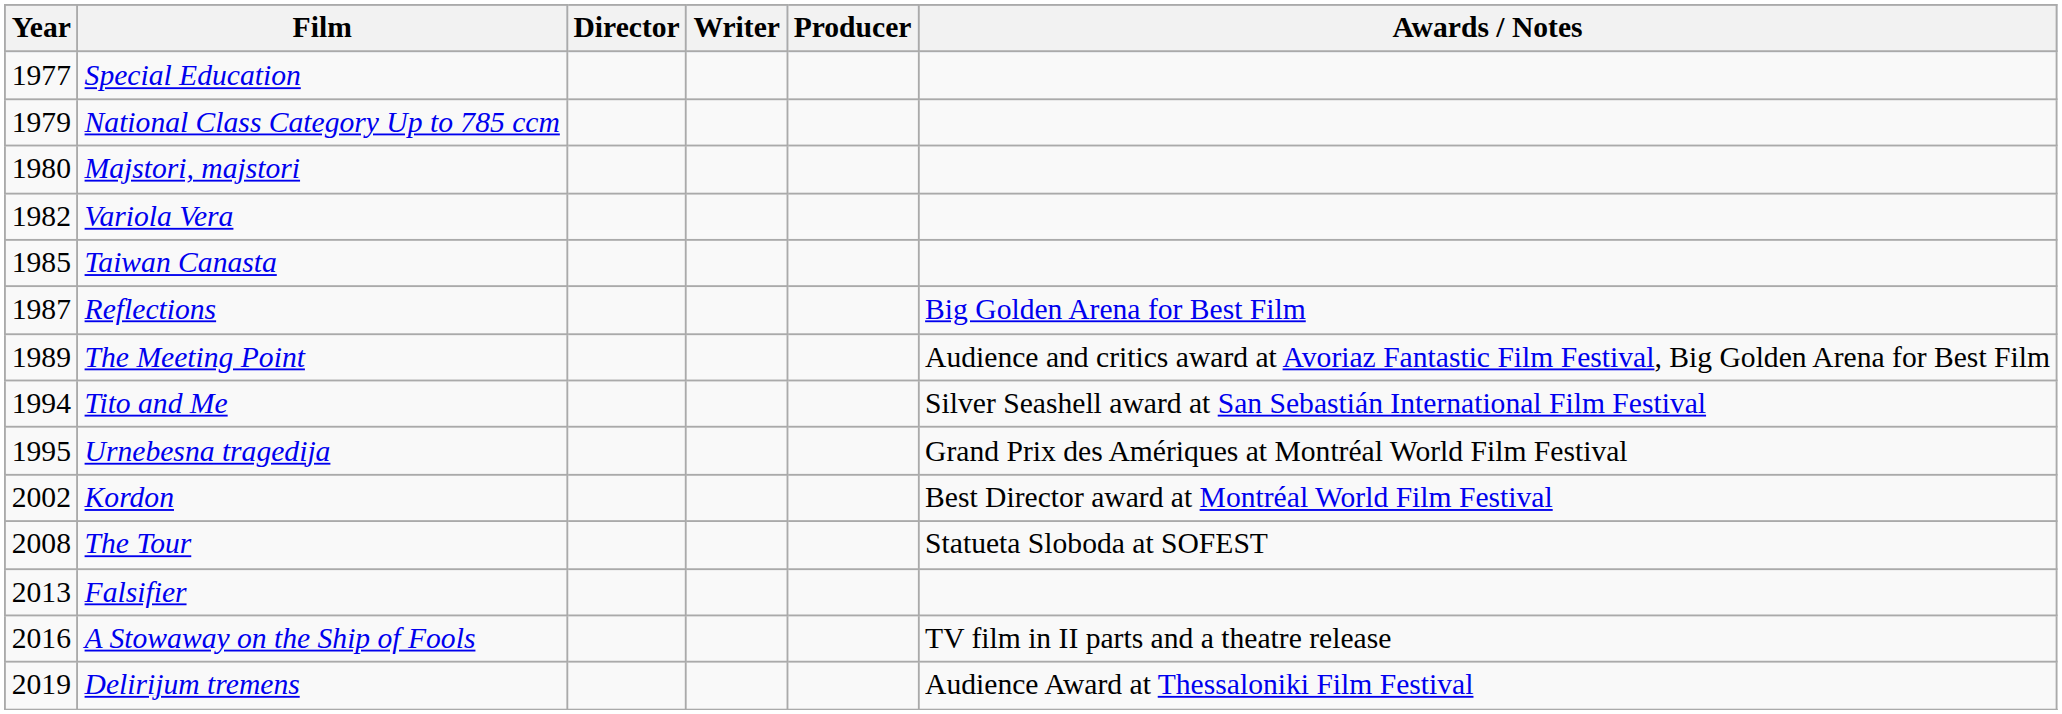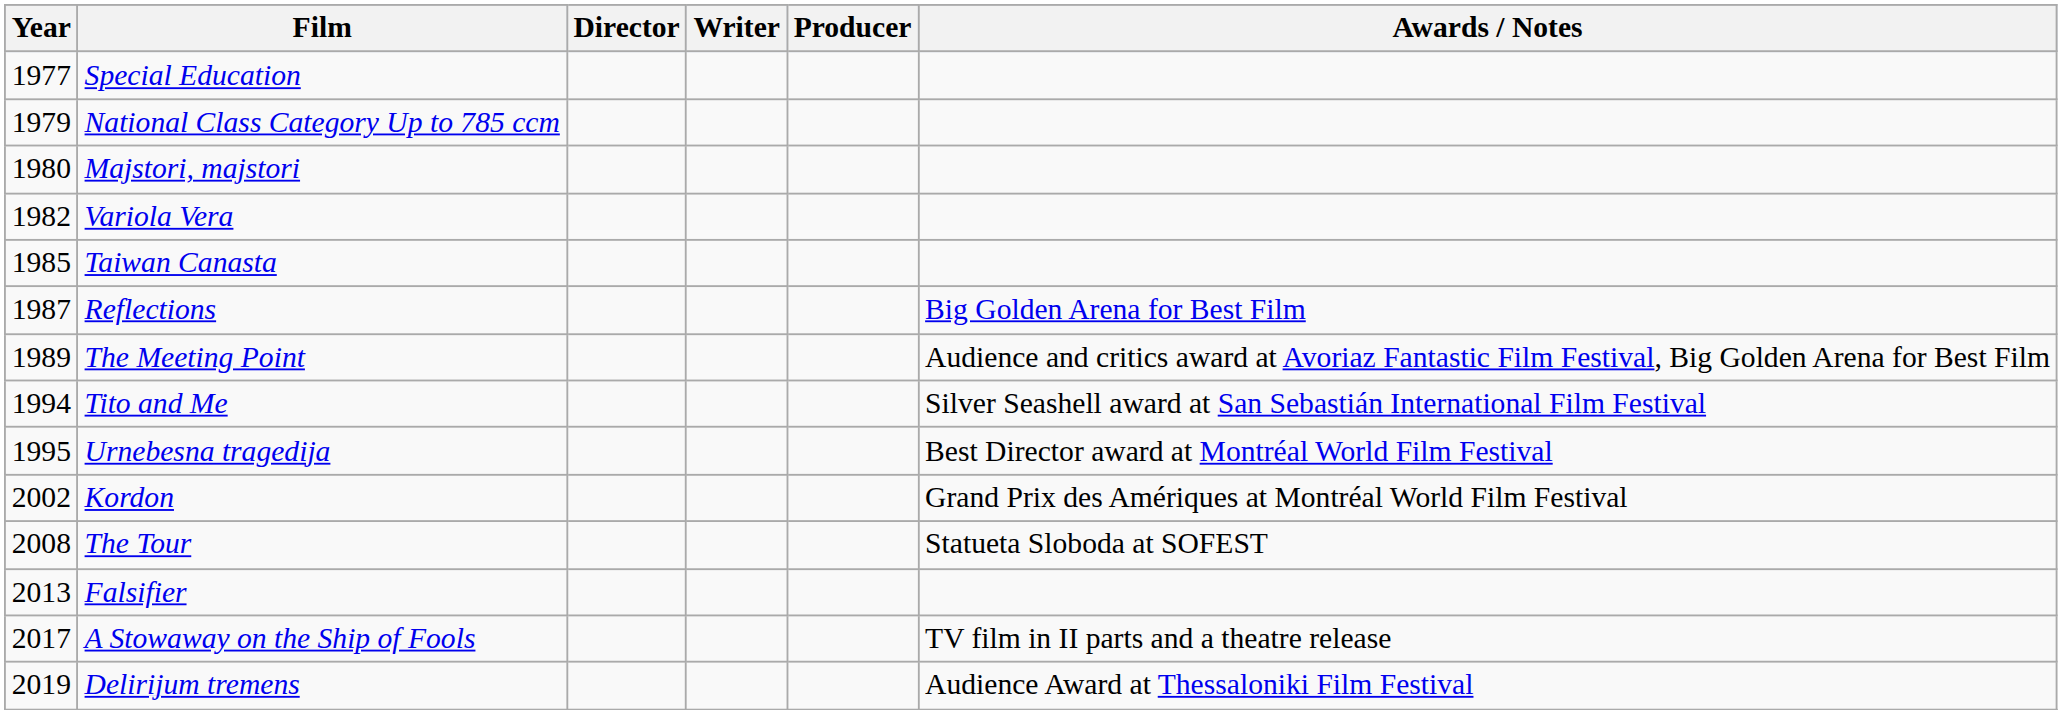(1276, 450) Grand Prix des Amériques at Montréal World Film Festival -> (1239, 450) Best Director award at Montréal World Film Festival
(1239, 497) Best Director award at Montréal World Film Festival -> (1276, 497) Grand Prix des Amériques at Montréal World Film Festival
(41, 638) 2016 -> (41, 638) 2017
